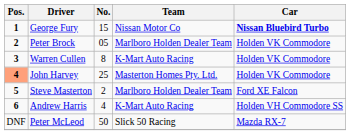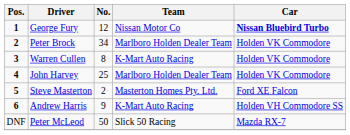(103, 28) 15 -> (103, 28) 12
(103, 44) 05 -> (103, 44) 34
(16, 75) lightsalmon background -> (16, 75) no background
(166, 75) Masterton Homes Pty. Ltd. -> (173, 75) Marlboro Holden Dealer Team
(173, 91) Marlboro Holden Dealer Team -> (166, 91) Masterton Homes Pty. Ltd.
(103, 106) 4 -> (103, 106) 9
